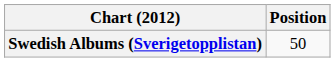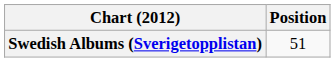(298, 43) 50 -> (298, 43) 51
